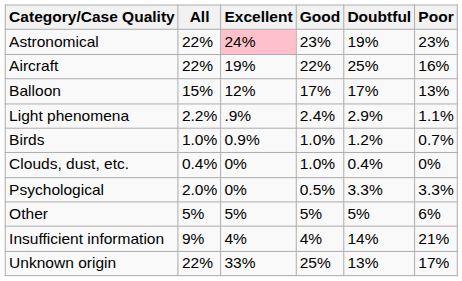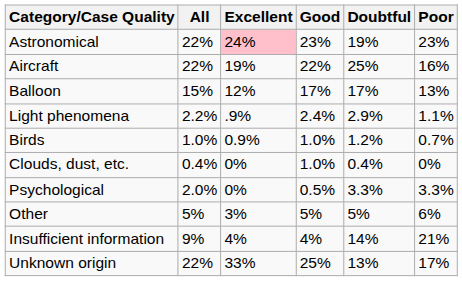(236, 214) 5% -> (236, 214) 3%
